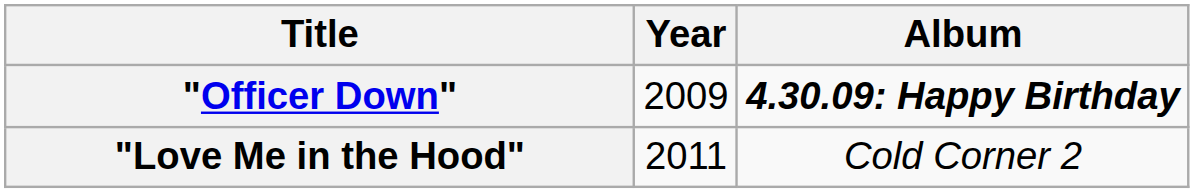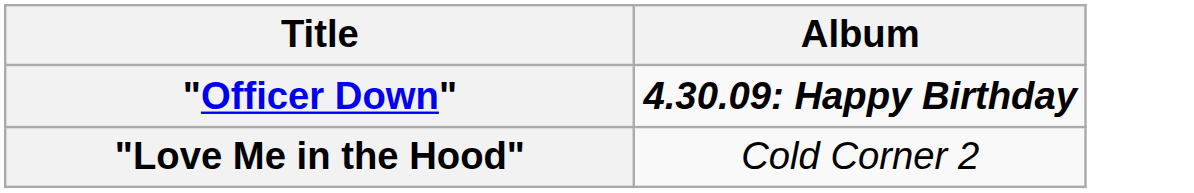- column: (686, 34)
